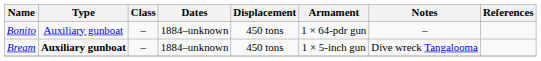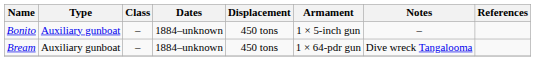(334, 30) 1 × 64-pdr gun -> (328, 30) 1 × 5-inch gun
(83, 47) bold -> (81, 47) normal
(334, 47) 1 × 5-inch gun -> (328, 47) 1 × 64-pdr gun
